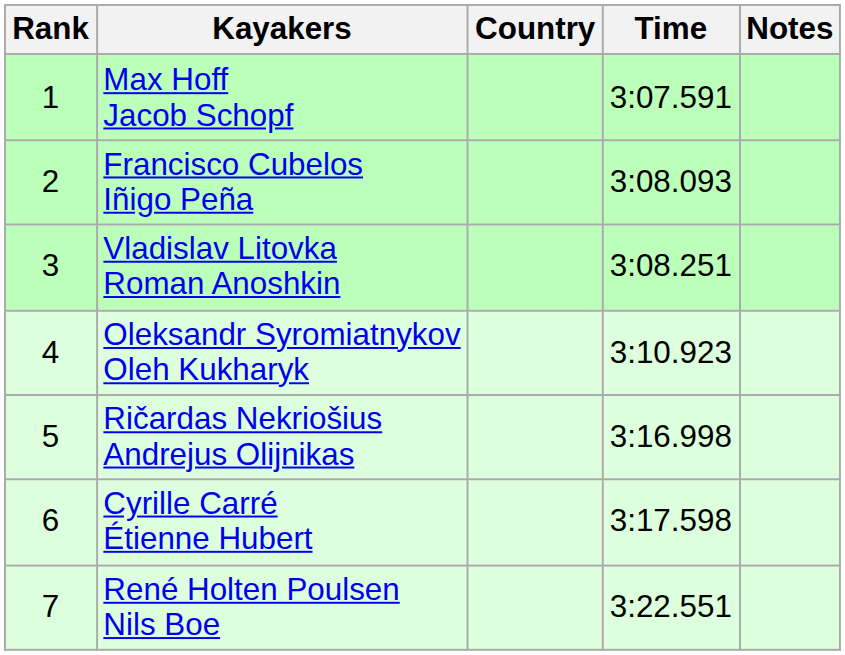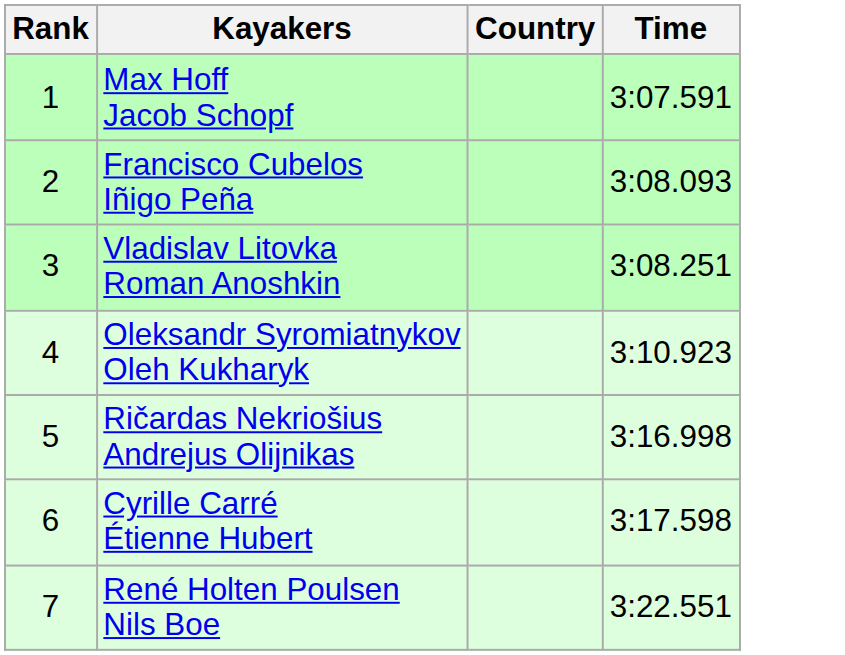- column: (790, 29)
